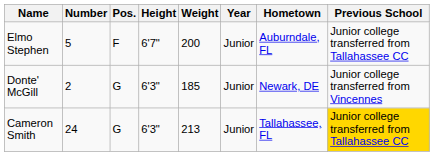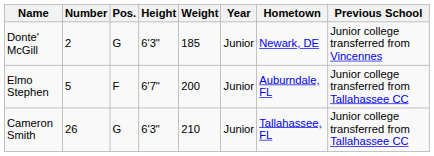rows swapped: (23, 86) <-> (28, 43)
(71, 129) 24 -> (71, 129) 26
(191, 129) 213 -> (191, 129) 210
(370, 129) gold background -> (370, 129) no background
